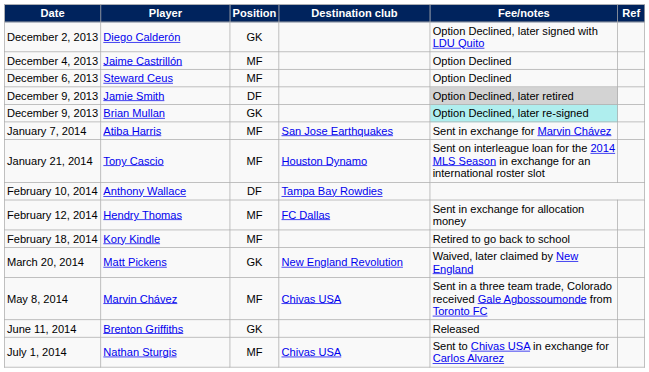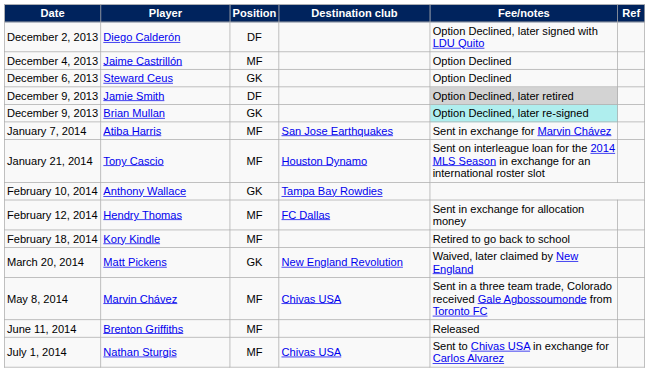(254, 37) GK -> (254, 37) DF
(254, 78) MF -> (254, 78) GK
(254, 191) DF -> (254, 191) GK
(254, 329) GK -> (254, 329) MF
